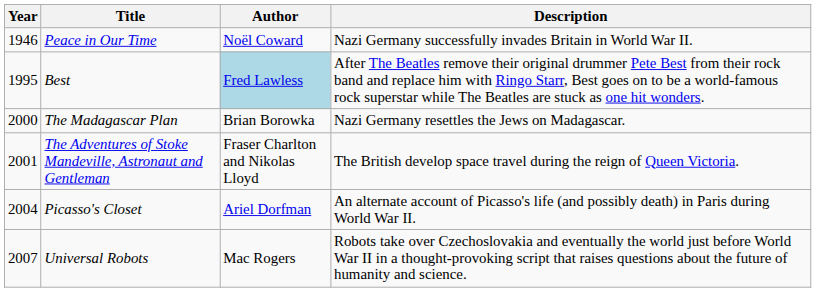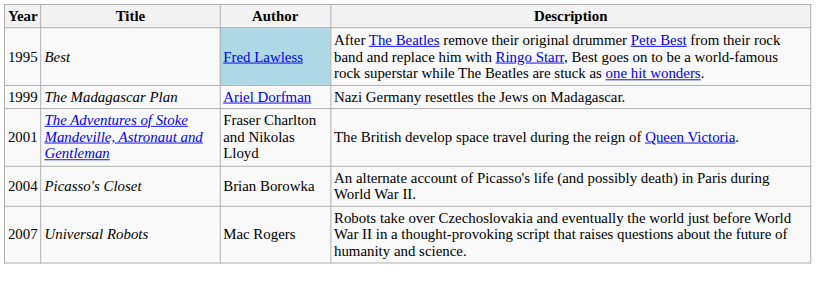- row: (101, 39)
(23, 120) 2000 -> (23, 96) 1999
(269, 120) Brian Borowka -> (267, 96) Ariel Dorfman
(267, 209) Ariel Dorfman -> (269, 186) Brian Borowka
